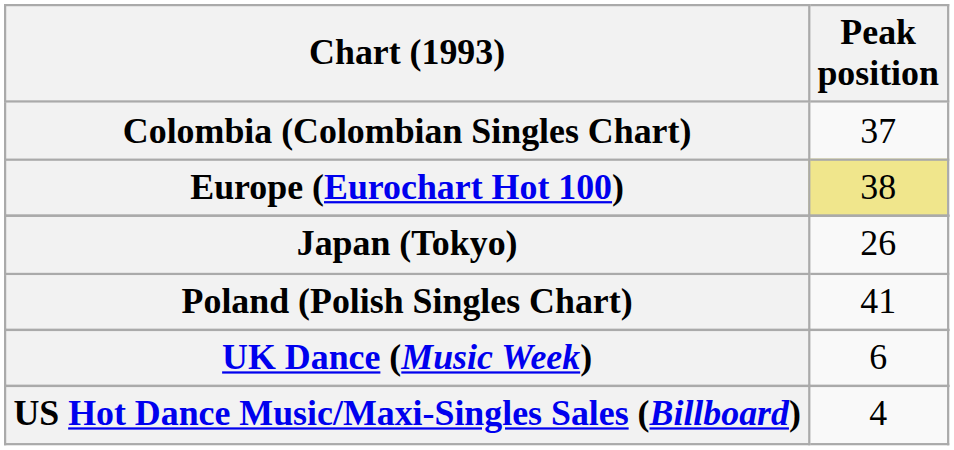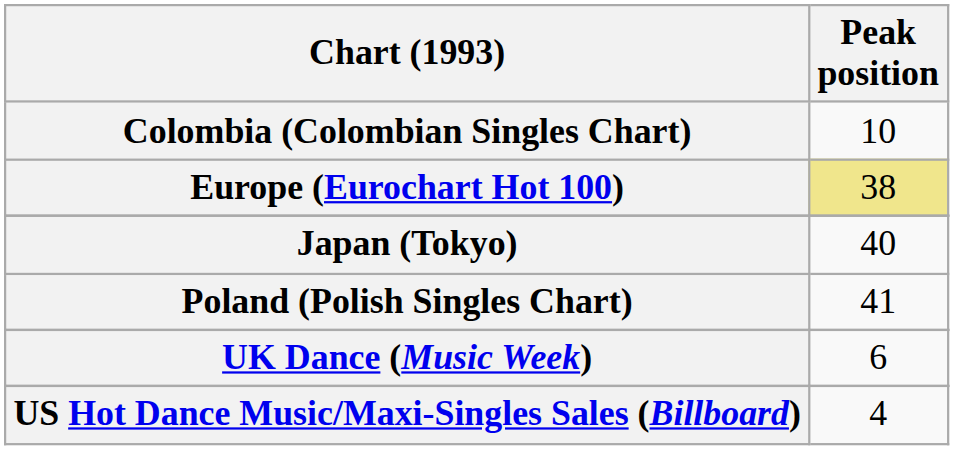(878, 130) 37 -> (878, 130) 10
(878, 243) 26 -> (878, 243) 40
